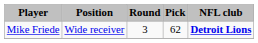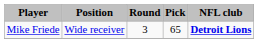(175, 30) 62 -> (175, 30) 65
